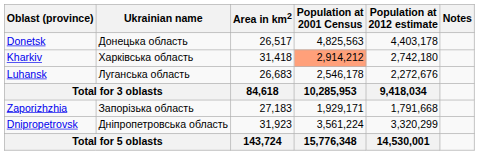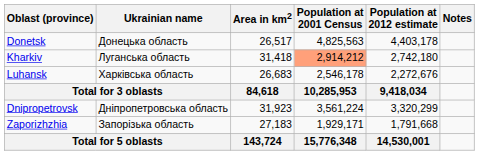(146, 58) Харківська область -> (144, 58) Луганська область
(144, 74) Луганська область -> (146, 74) Харківська область
rows swapped: (37, 108) <-> (42, 125)
